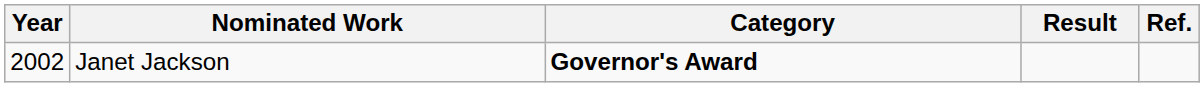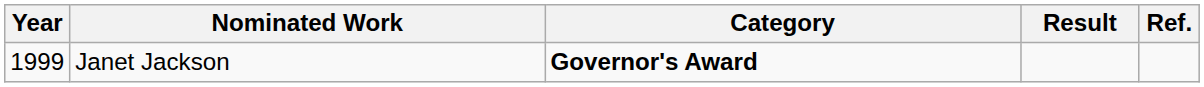(37, 61) 2002 -> (37, 61) 1999
